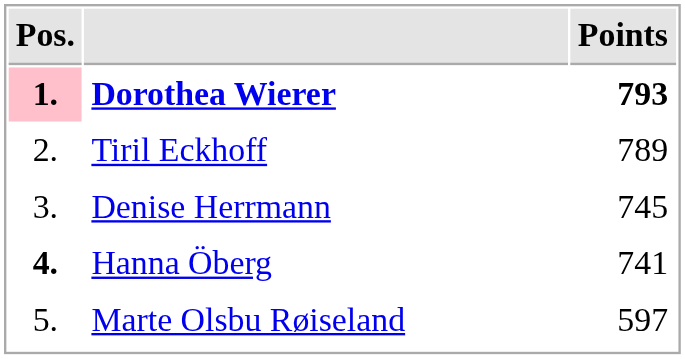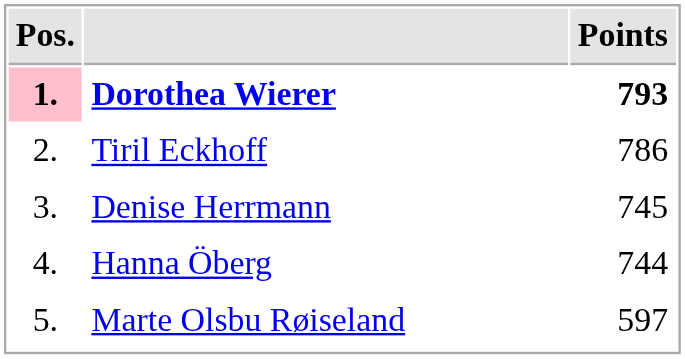(643, 150) 789 -> (643, 150) 786
(45, 262) bold -> (45, 262) normal
(643, 262) 741 -> (643, 262) 744
